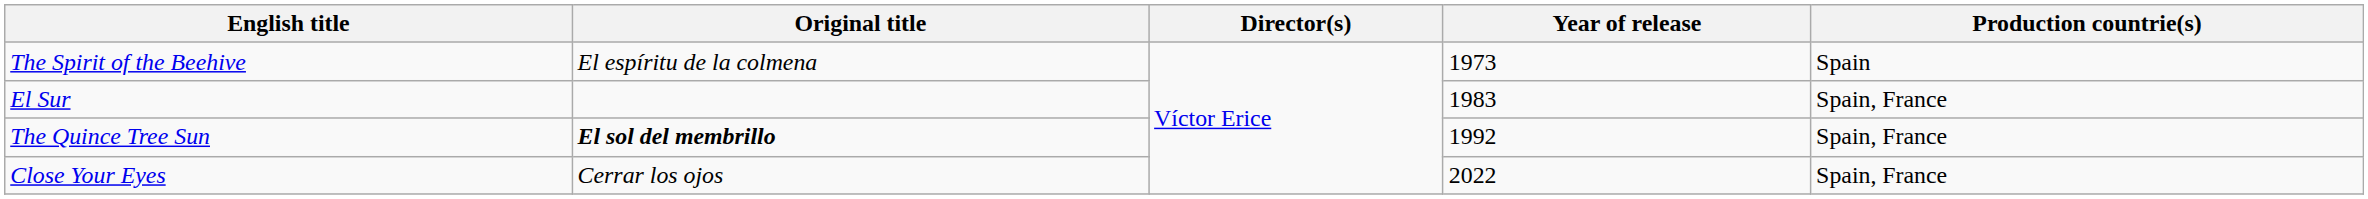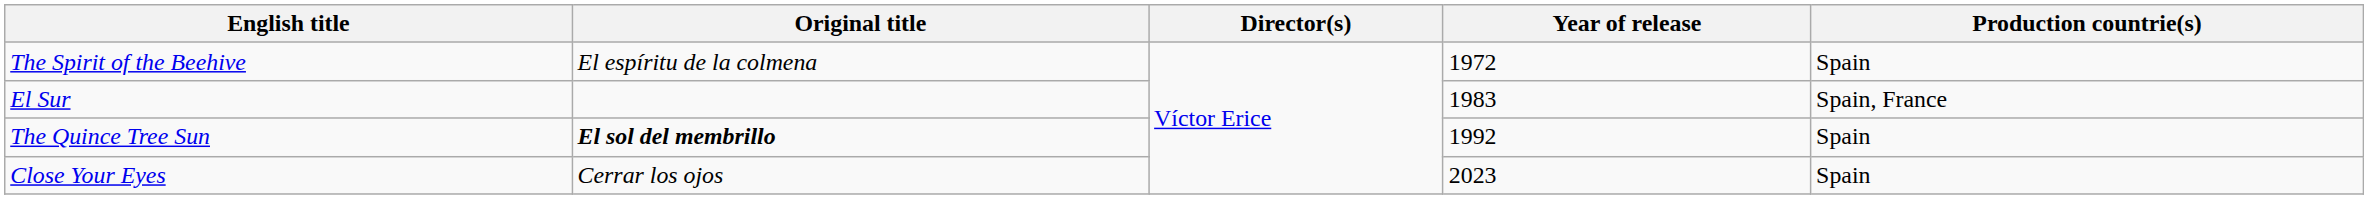(1473, 61) 1973 -> (1473, 61) 1972
(1882, 136) Spain, France -> (1843, 136) Spain
(1473, 174) 2022 -> (1473, 174) 2023
(1882, 174) Spain, France -> (1843, 174) Spain
